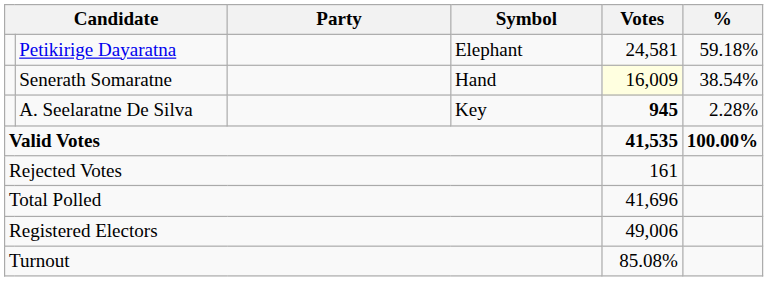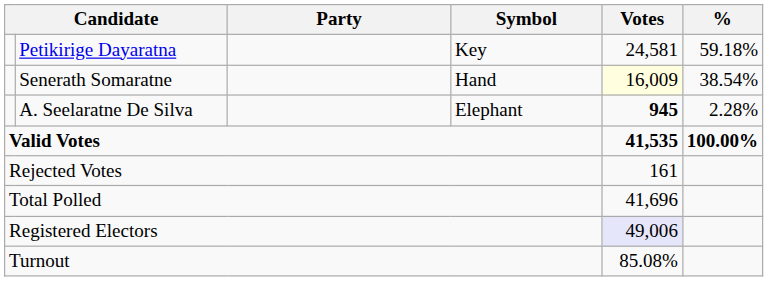(489, 49) Elephant -> (471, 49) Key
(471, 110) Key -> (489, 110) Elephant
(652, 230) no background -> (652, 230) lavender background
